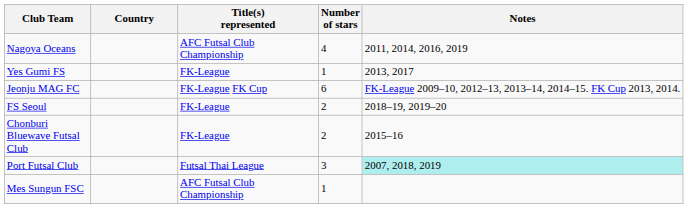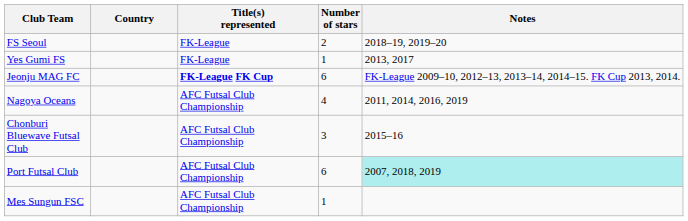rows swapped: (27, 106) <-> (41, 48)
(224, 89) normal -> (227, 77) bold
(205, 136) FK-League -> (217, 136) AFC Futsal Club Championship
(324, 136) 2 -> (324, 136) 3
(222, 165) Futsal Thai League -> (217, 171) AFC Futsal Club Championship
(324, 165) 3 -> (324, 171) 6
